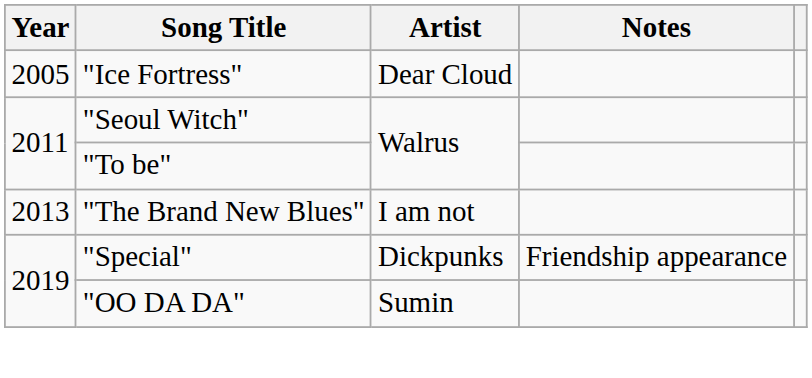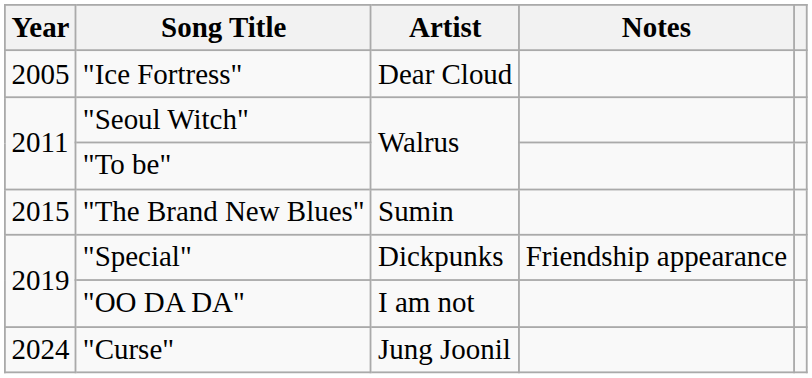(41, 211) 2013 -> (41, 211) 2015
(426, 211) I am not -> (416, 211) Sumin
(416, 303) Sumin -> (426, 303) I am not
+ row: (128, 348)
